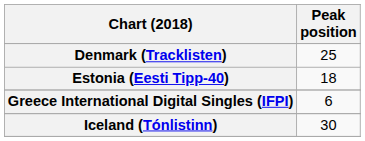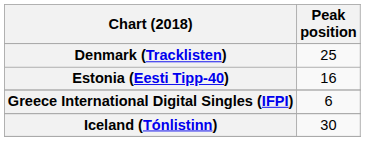(328, 78) 18 -> (328, 78) 16
